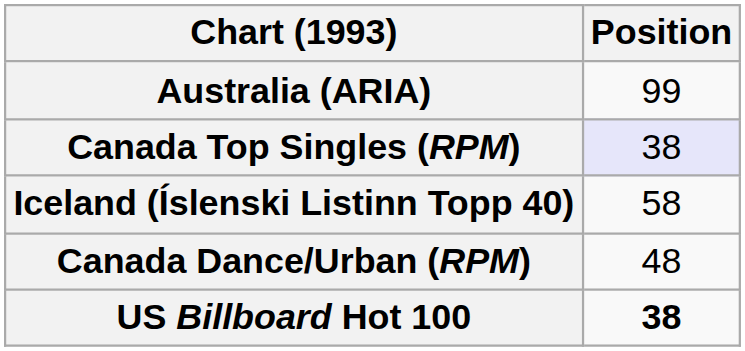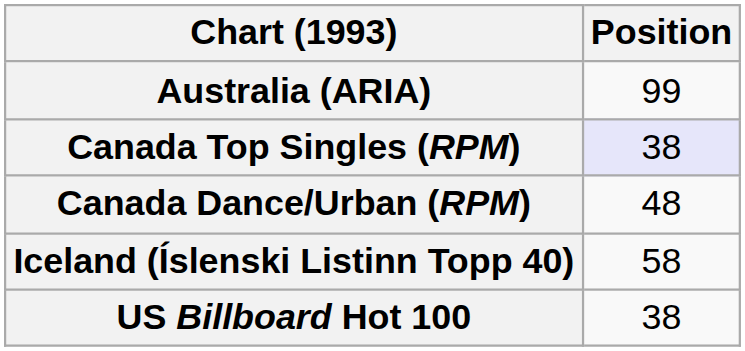rows swapped: (294, 260) <-> (294, 203)
(662, 317) bold -> (662, 317) normal
